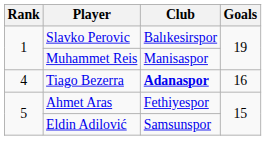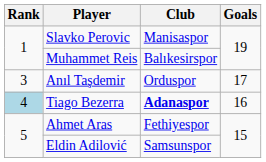(180, 37) Balıkesirspor -> (176, 37) Manisaspor
(176, 59) Manisaspor -> (180, 59) Balıkesirspor
+ row: (85, 80)
(24, 80) no background -> (24, 102) lightblue background
